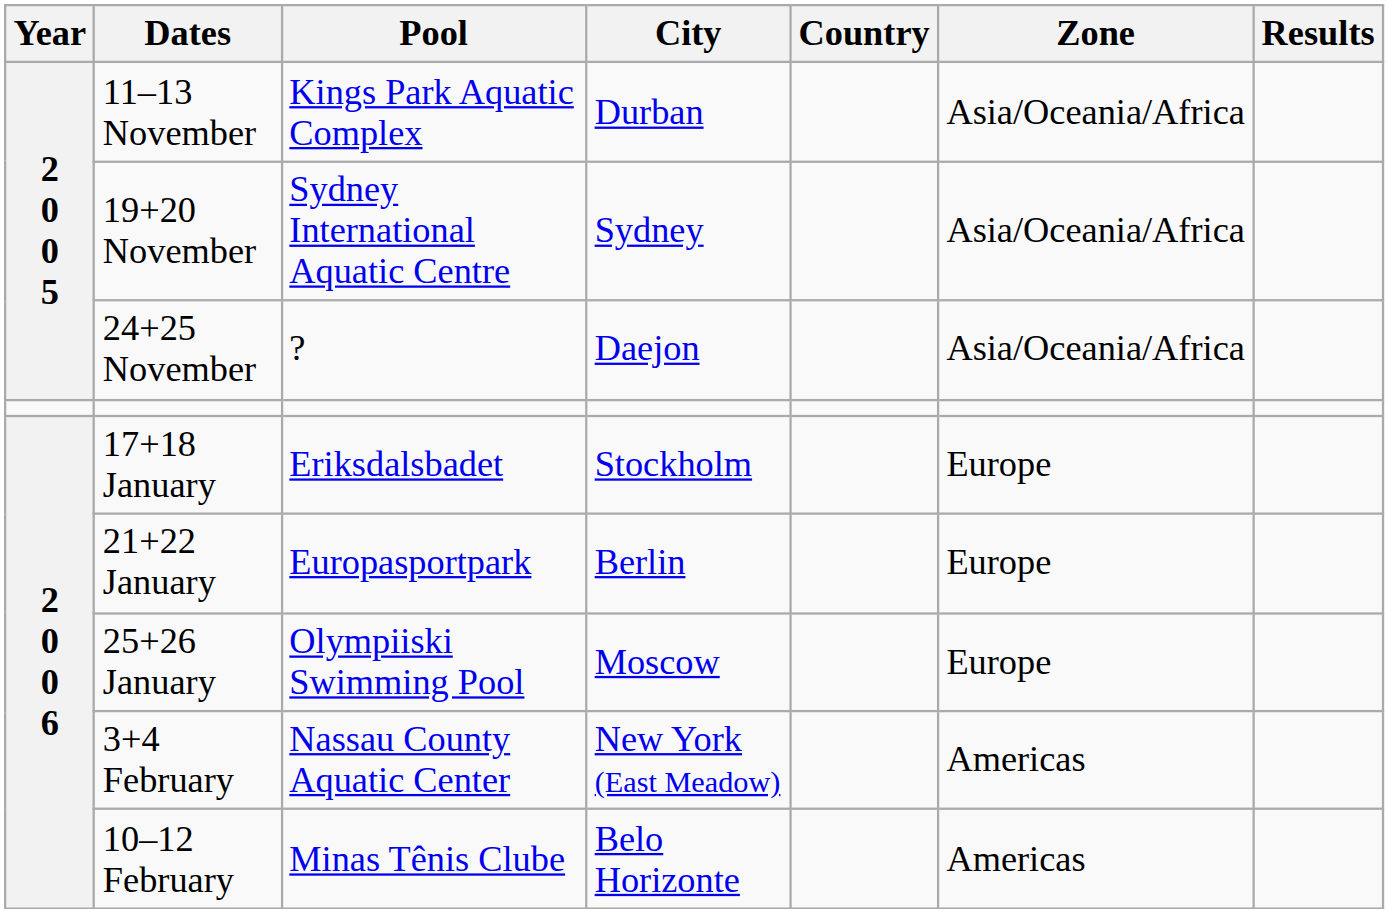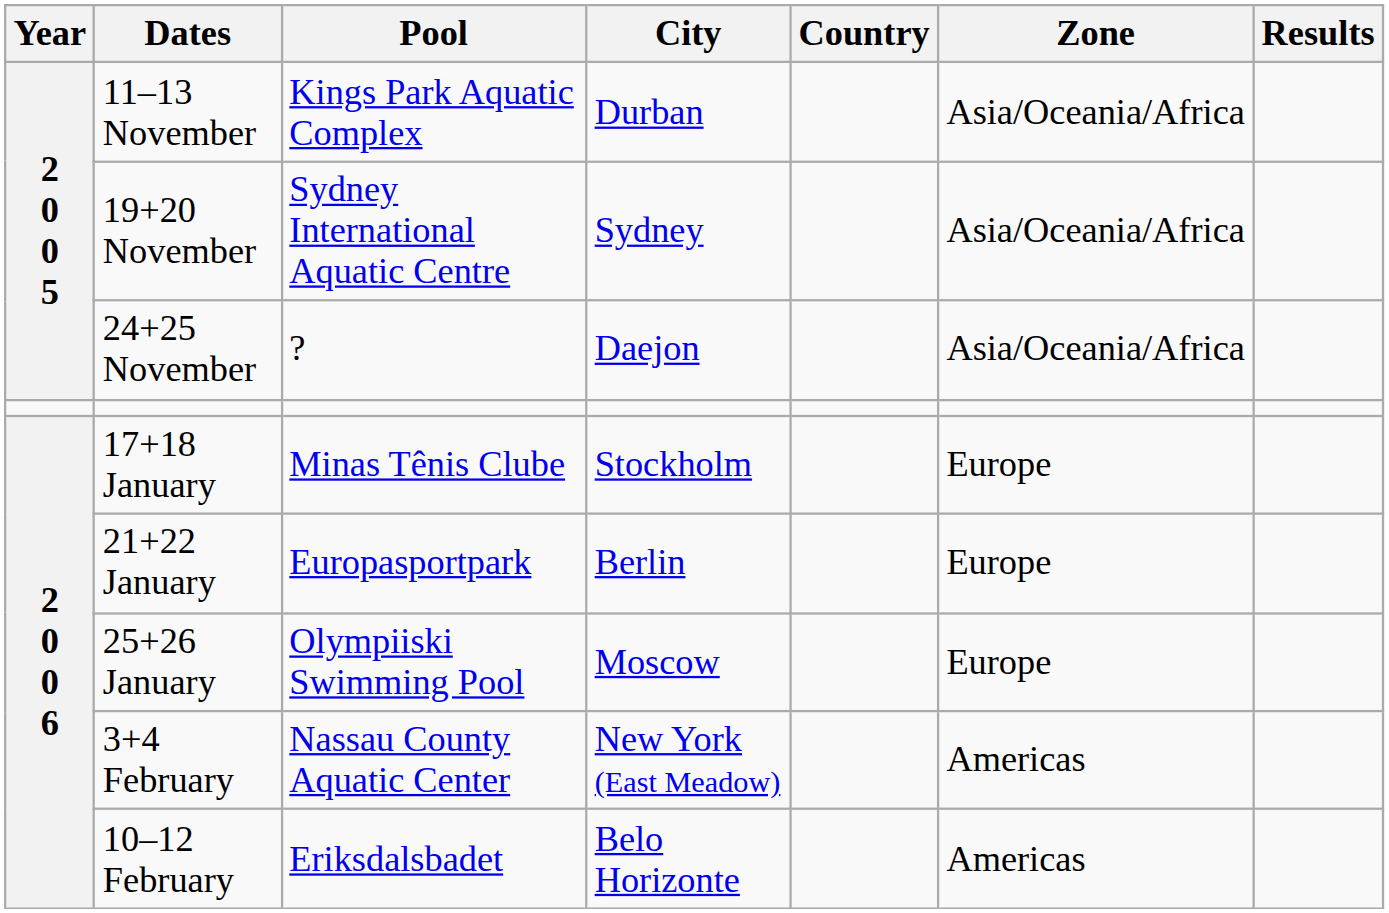(396, 464) Eriksdalsbadet -> (427, 464) Minas Tênis Clube
(427, 858) Minas Tênis Clube -> (396, 858) Eriksdalsbadet
